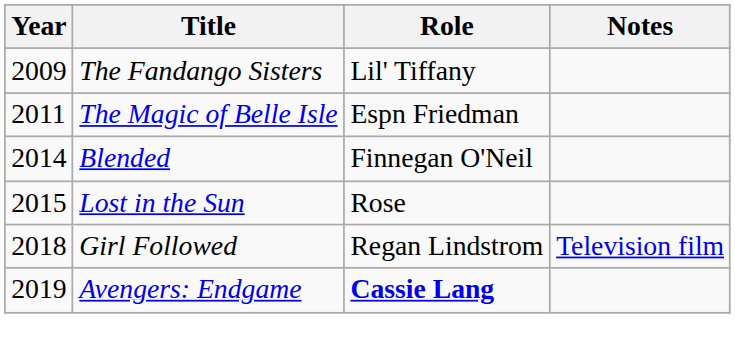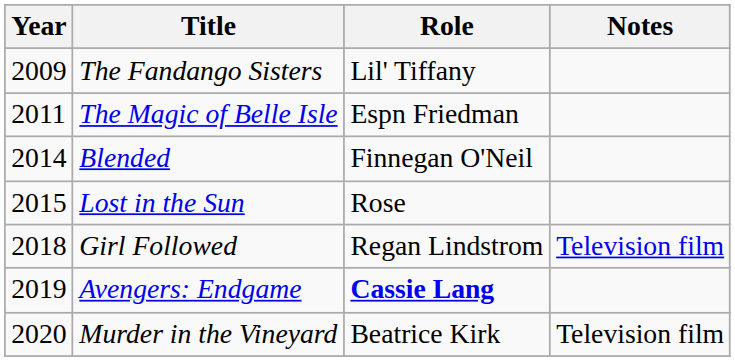+ row: (208, 333)
